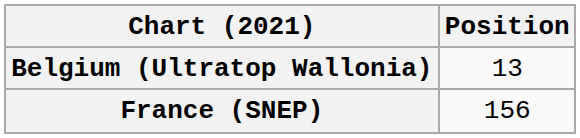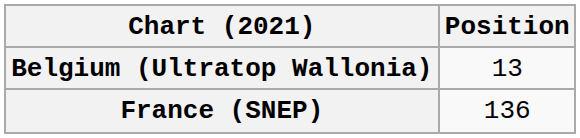(507, 111) 156 -> (507, 111) 136
